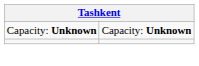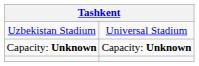+ row: (52, 30)
